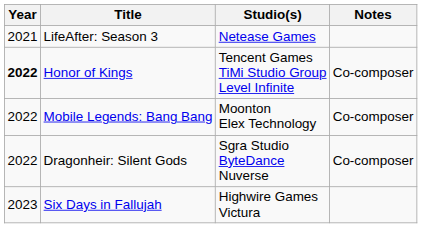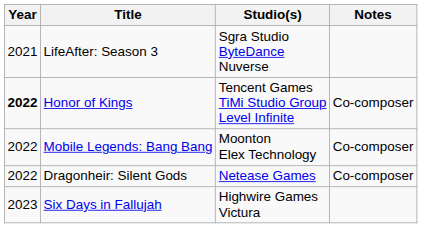(267, 36) Netease Games -> (254, 51) Sgra Studio ByteDance Nuverse
(254, 160) Sgra Studio ByteDance Nuverse -> (267, 176) Netease Games
